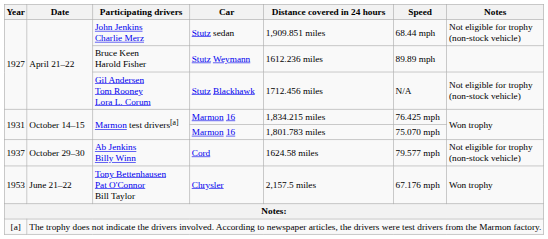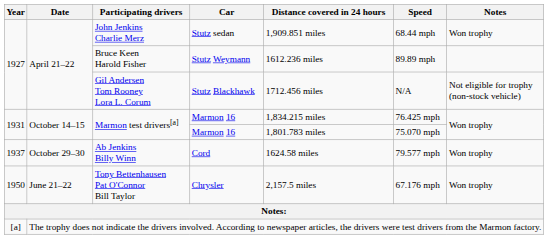(491, 33) Not eligible for trophy (non-stock vehicle) -> (471, 33) Won trophy
(491, 153) Not eligible for trophy (non-stock vehicle) -> (471, 153) Won trophy
(16, 185) 1953 -> (16, 185) 1950
